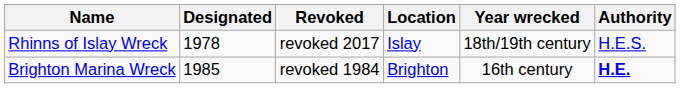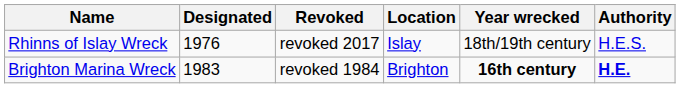(202, 43) 1978 -> (202, 43) 1976
(202, 69) 1985 -> (202, 69) 1983
(527, 69) normal -> (527, 69) bold
